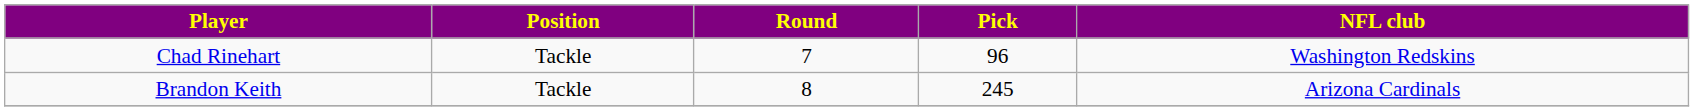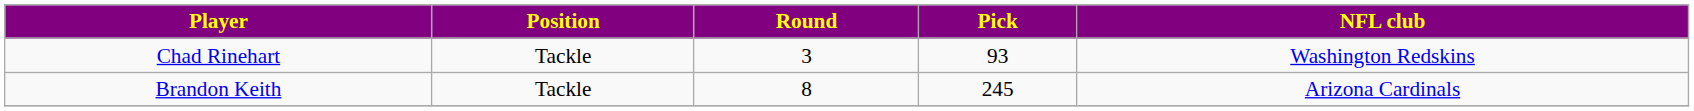(807, 55) 7 -> (807, 55) 3
(998, 55) 96 -> (998, 55) 93
